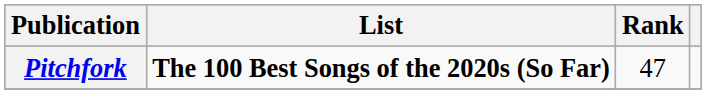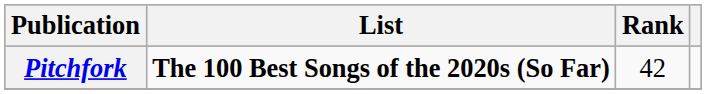(653, 67) 47 -> (653, 67) 42
